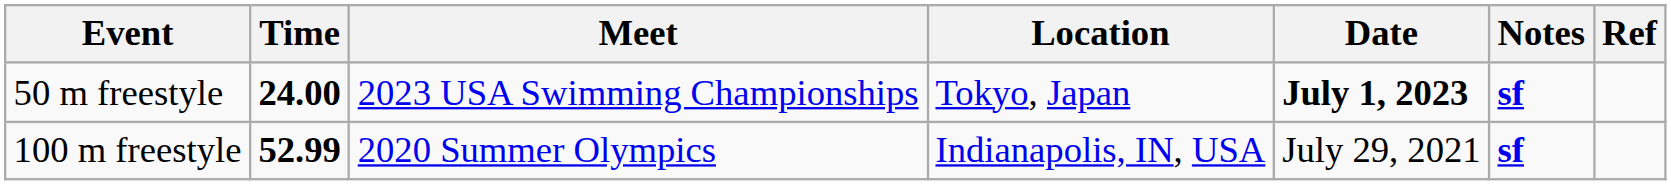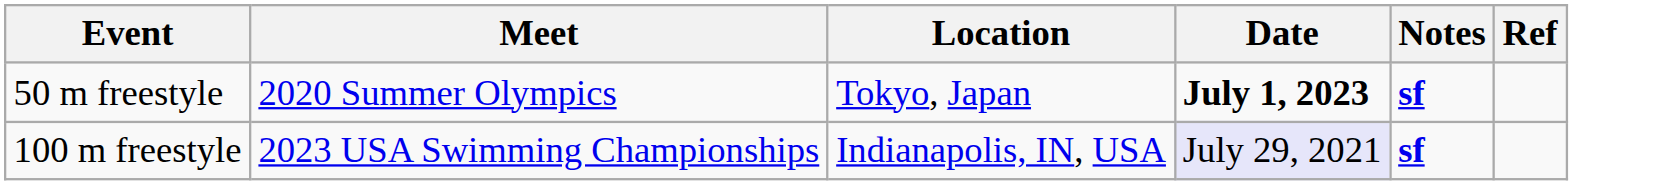- column: (300, 33)
(638, 91) 2023 USA Swimming Championships -> (438, 91) 2020 Summer Olympics
(537, 149) 2020 Summer Olympics -> (539, 149) 2023 USA Swimming Championships
(1381, 149) no background -> (1282, 149) lavender background
